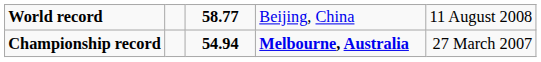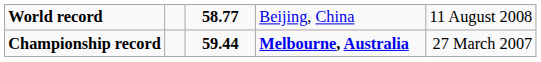(220, 43) 54.94 -> (220, 43) 59.44
